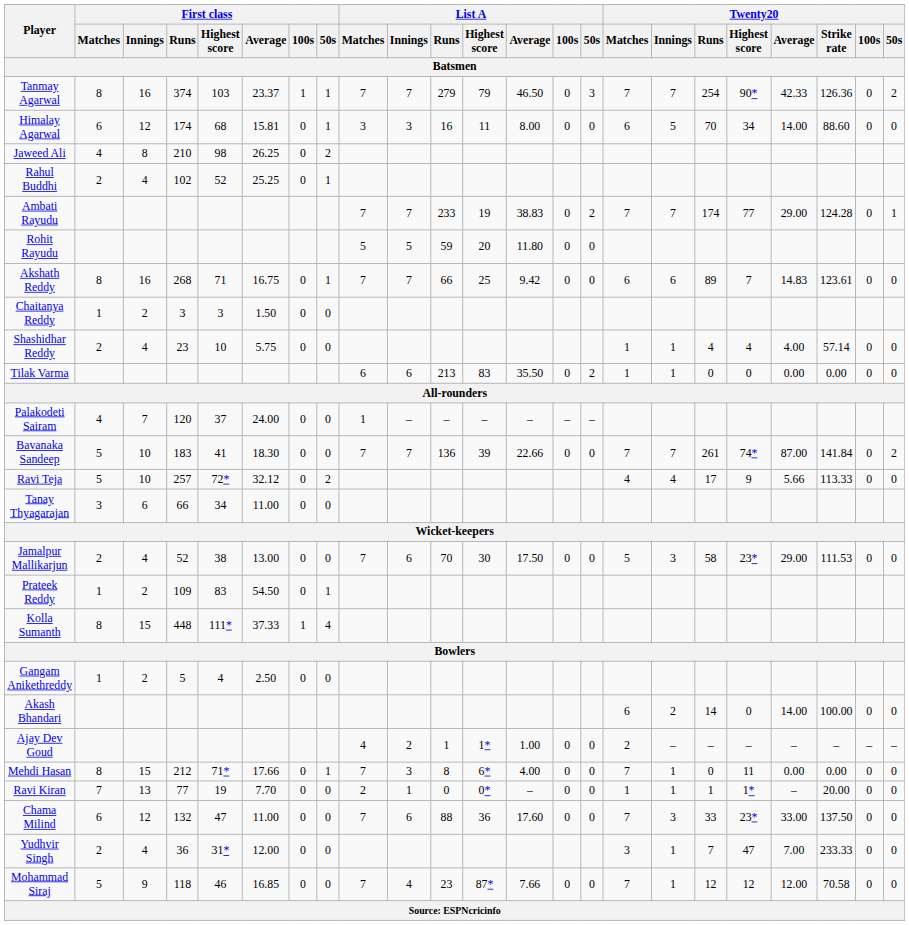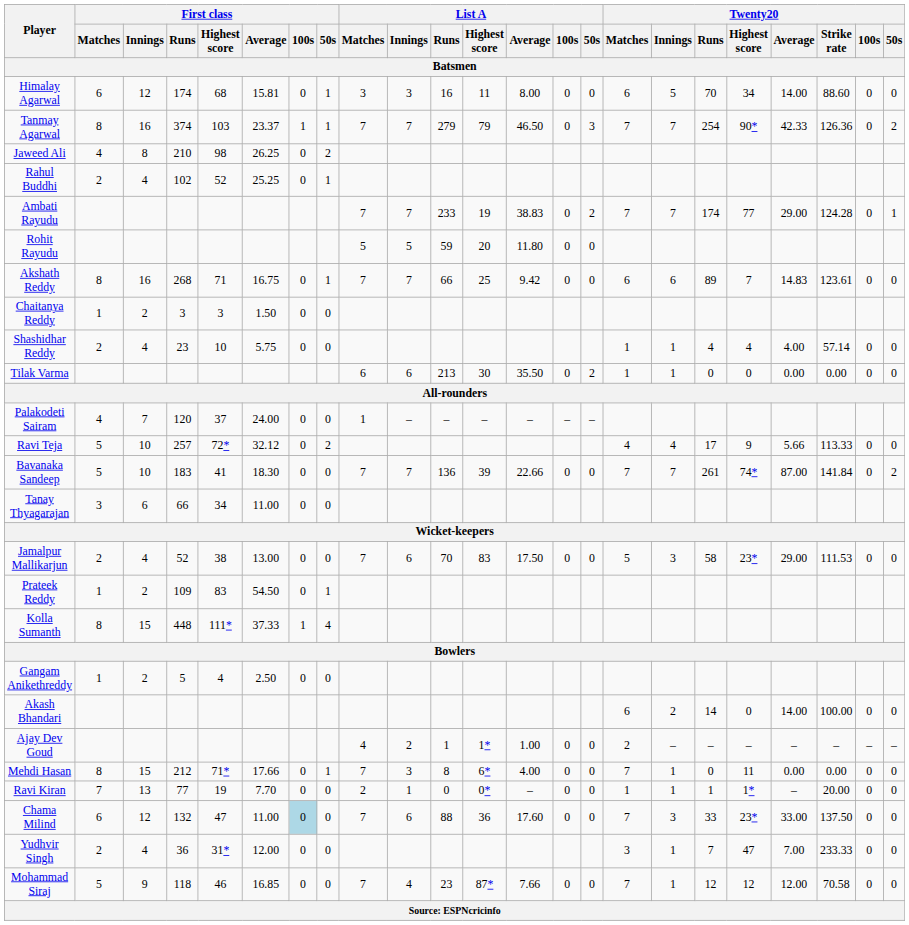rows swapped: (40, 127) <-> (40, 93)
(485, 373) 83 -> (485, 373) 30
rows swapped: (40, 453) <-> (40, 479)
(485, 558) 30 -> (485, 558) 83
(303, 817) no background -> (303, 817) lightblue background
